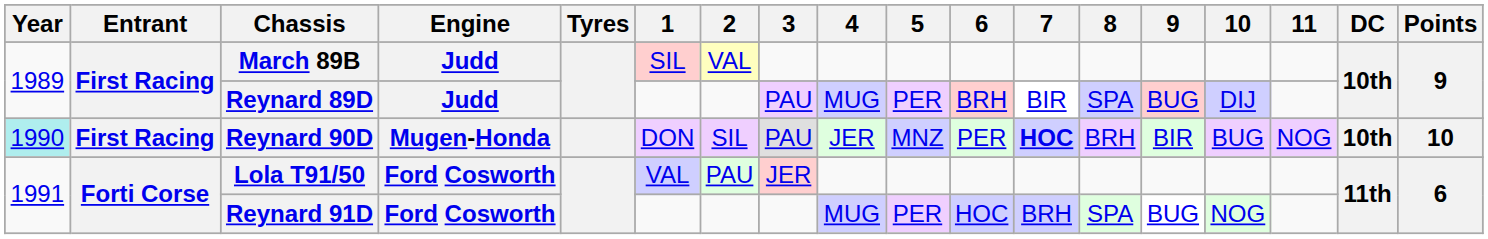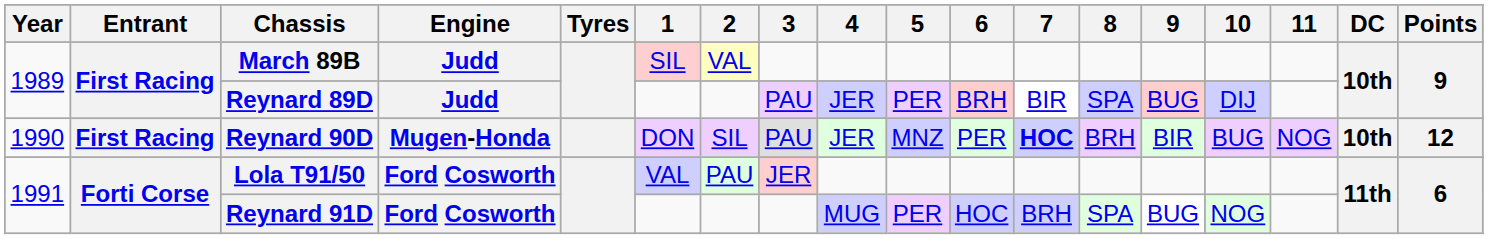(852, 99) MUG -> (852, 99) JER
(37, 137) paleturquoise background -> (37, 137) no background
(1440, 137) 10 -> (1440, 137) 12
